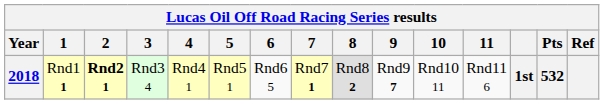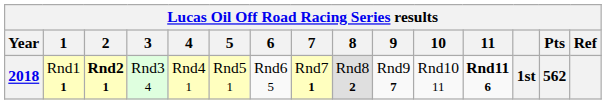(487, 76) normal -> (488, 77) bold
(552, 77) 532 -> (555, 77) 562
